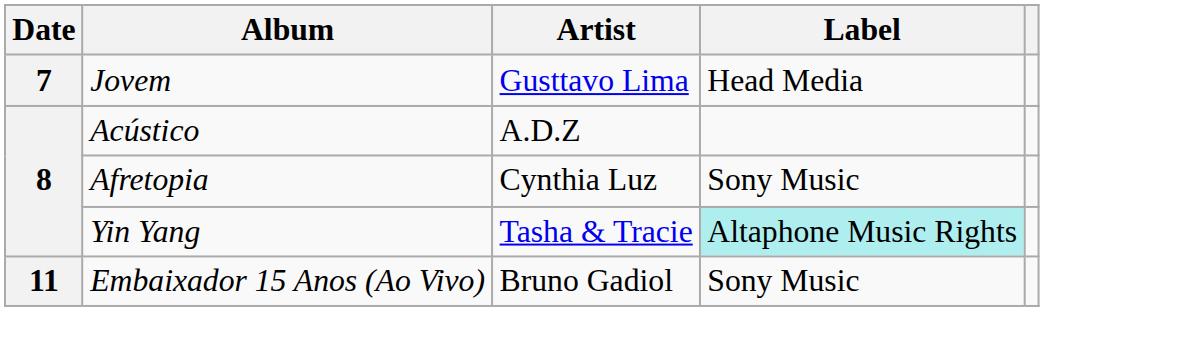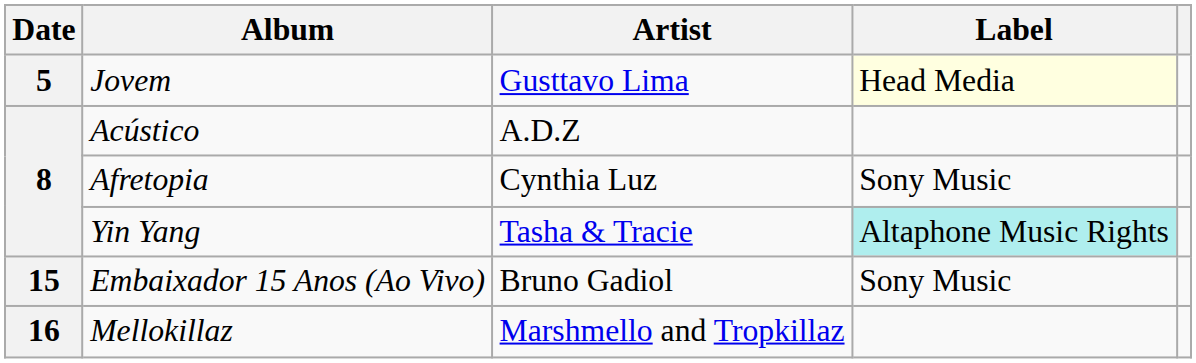(44, 79) 7 -> (44, 79) 5
(785, 79) no background -> (937, 79) lightyellow background
(44, 280) 11 -> (44, 280) 15
+ row: (161, 331)
